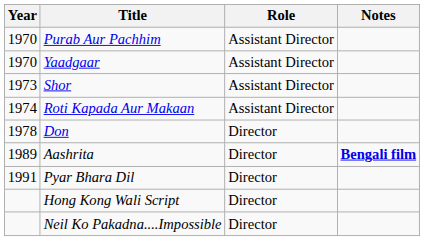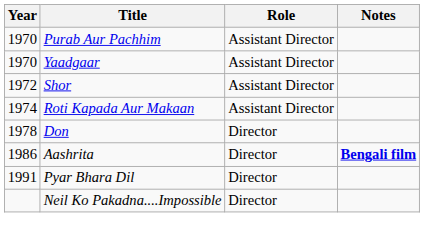(22, 85) 1973 -> (22, 85) 1972
(22, 154) 1989 -> (22, 154) 1986
- row: (112, 200)
